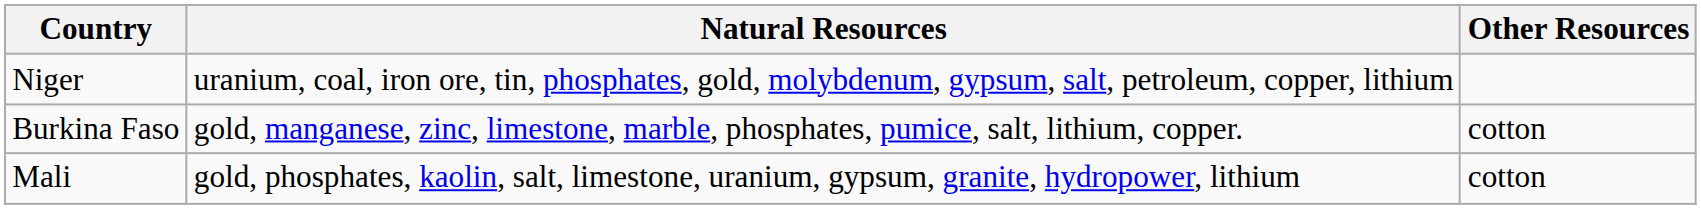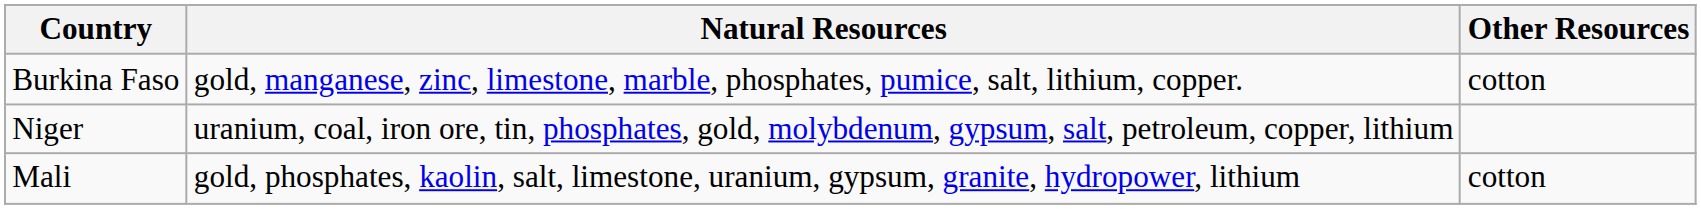rows swapped: (48, 78) <-> (96, 128)
